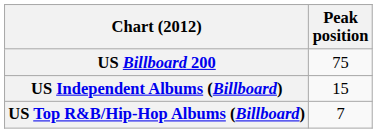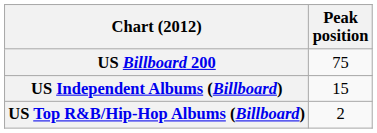(341, 114) 7 -> (341, 114) 2
